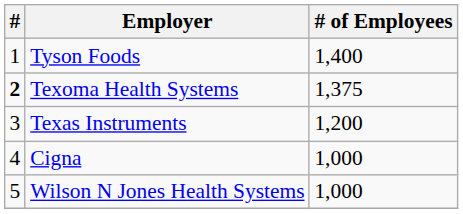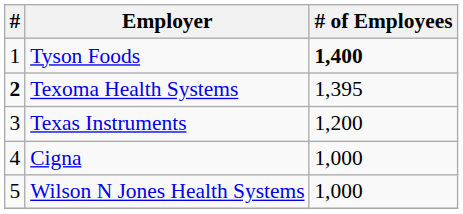(338, 55) normal -> (338, 55) bold
(338, 89) 1,375 -> (338, 89) 1,395
